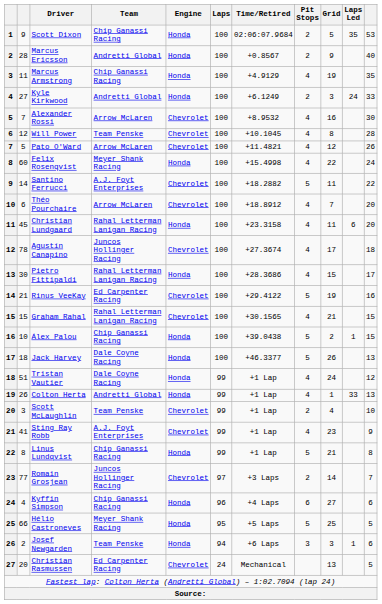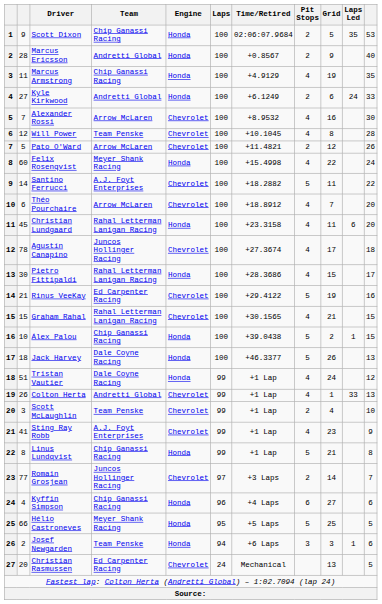(332, 98) 3 -> (332, 98) 6
(308, 147) 4 -> (308, 147) 2
(179, 396) Honda -> (188, 396) Chevrolet
